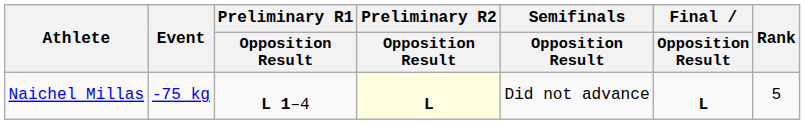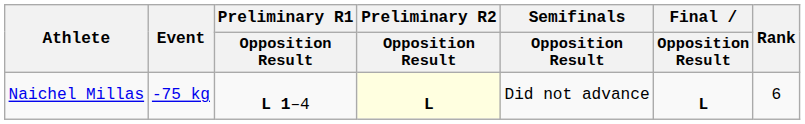(776, 95) 5 -> (776, 95) 6
